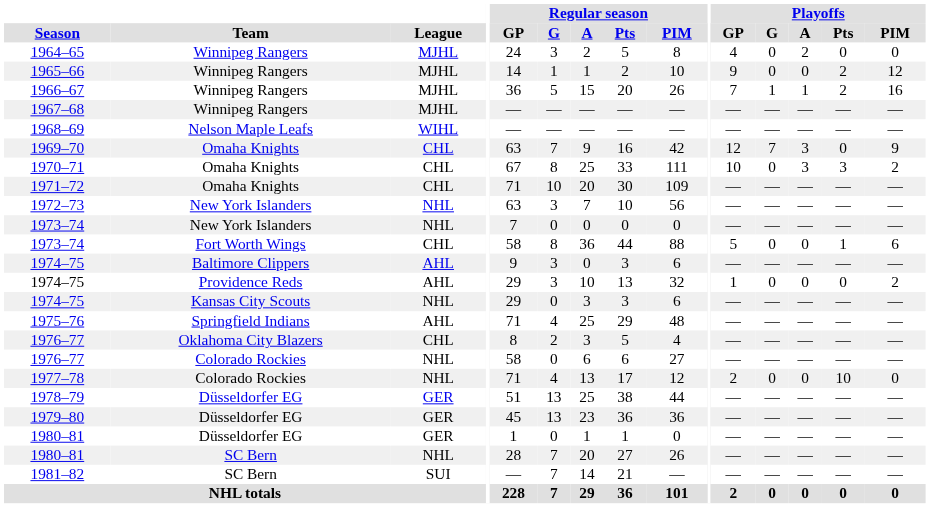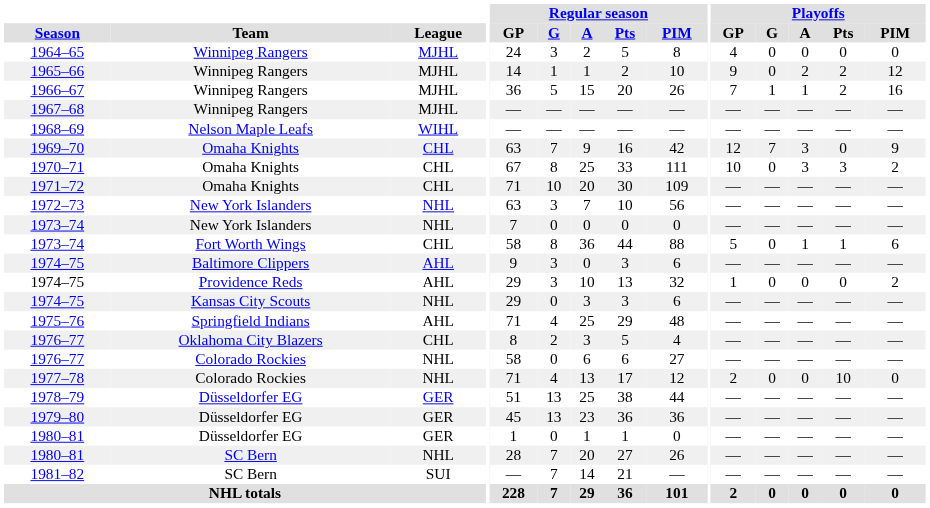(805, 52) 2 -> (805, 52) 0
(805, 71) 0 -> (805, 71) 2
(805, 244) 0 -> (805, 244) 1
